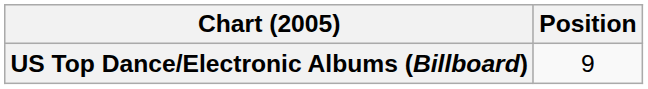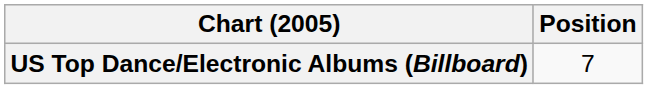(588, 63) 9 -> (588, 63) 7
